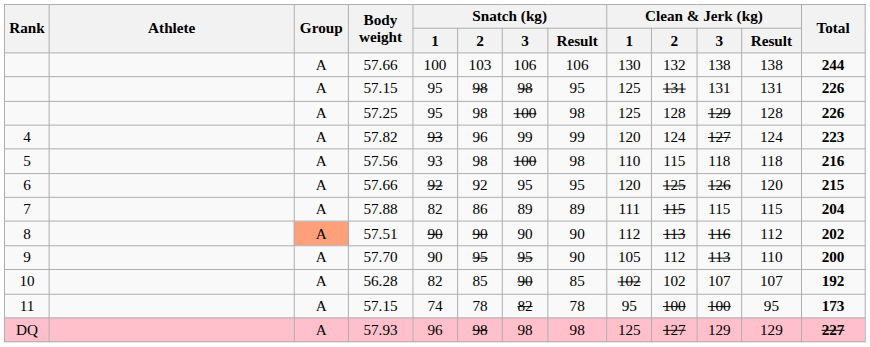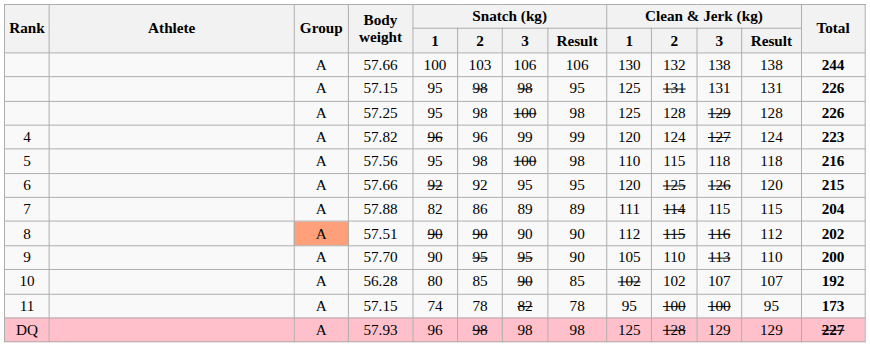(435, 137) 93 -> (435, 137) 96
(435, 161) 93 -> (435, 161) 95
(674, 209) 115 -> (674, 209) 114
(674, 233) 113 -> (674, 233) 115
(674, 257) 112 -> (674, 257) 110
(435, 281) 82 -> (435, 281) 80
(674, 329) 127 -> (674, 329) 128
